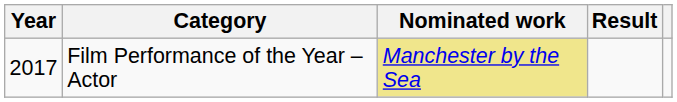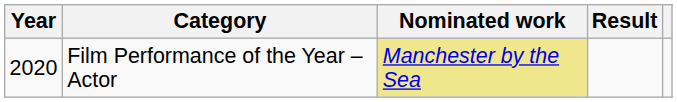(33, 67) 2017 -> (33, 67) 2020
